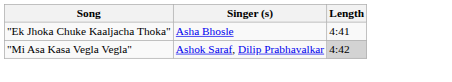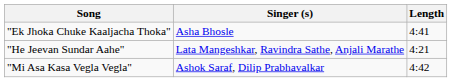+ row: (66, 49)
(339, 49) lightgrey background -> (419, 67) no background
